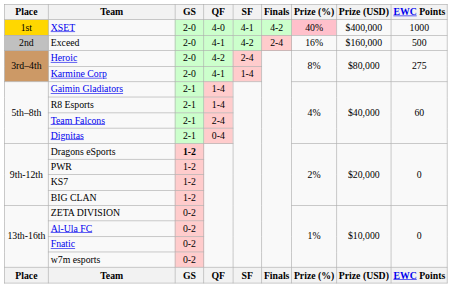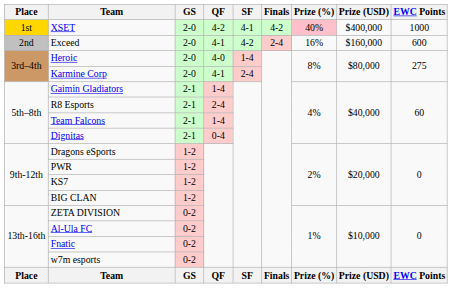(218, 27) 4-0 -> (218, 27) 4-2
(419, 43) 500 -> (419, 43) 600
(218, 58) 4-2 -> (218, 58) 4-0
(247, 58) 2-4 -> (247, 58) 1-4
(247, 74) 1-4 -> (247, 74) 2-4
(218, 105) 1-4 -> (218, 105) 2-4
(218, 120) 2-4 -> (218, 120) 1-4
(189, 151) bold -> (189, 151) normal
